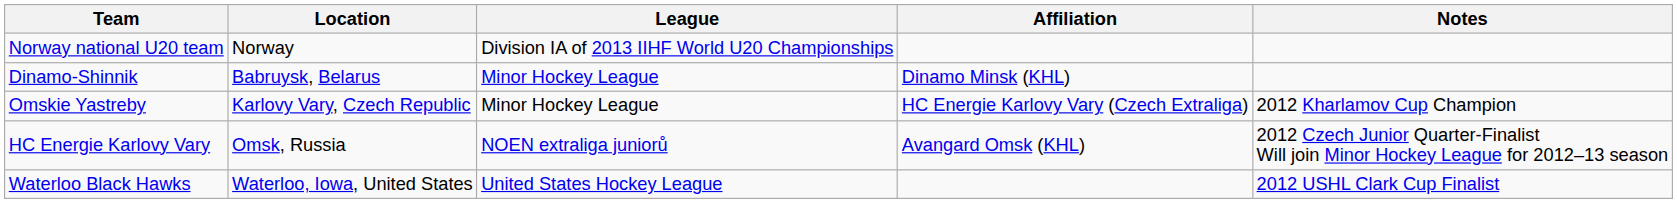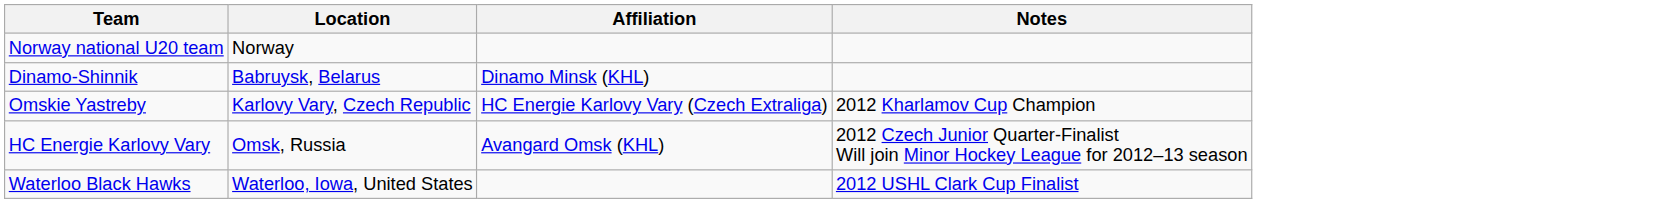- column: (687, 18)
